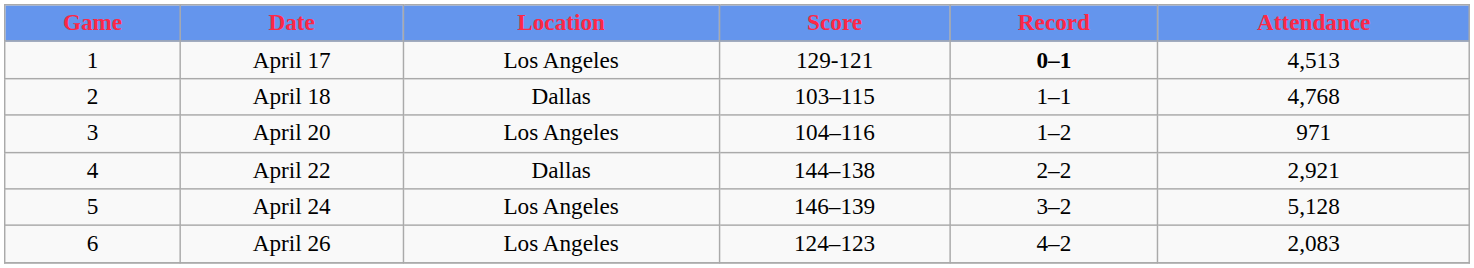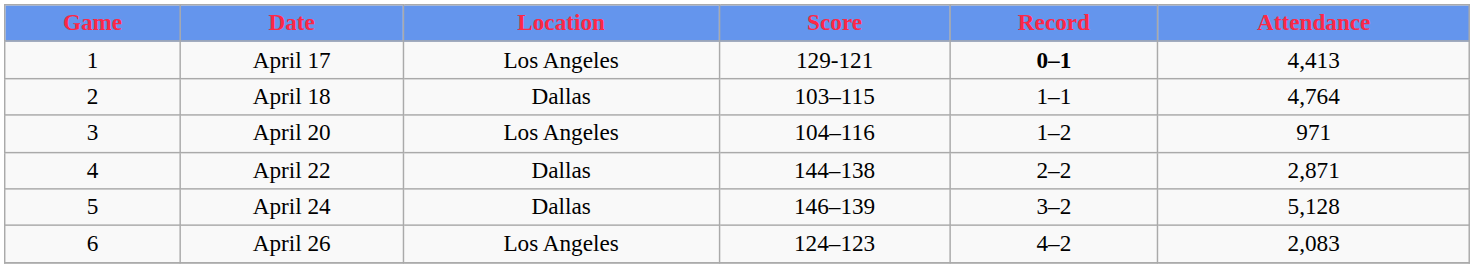(1314, 59) 4,513 -> (1314, 59) 4,413
(1314, 96) 4,768 -> (1314, 96) 4,764
(1314, 170) 2,921 -> (1314, 170) 2,871
(561, 206) Los Angeles -> (561, 206) Dallas
